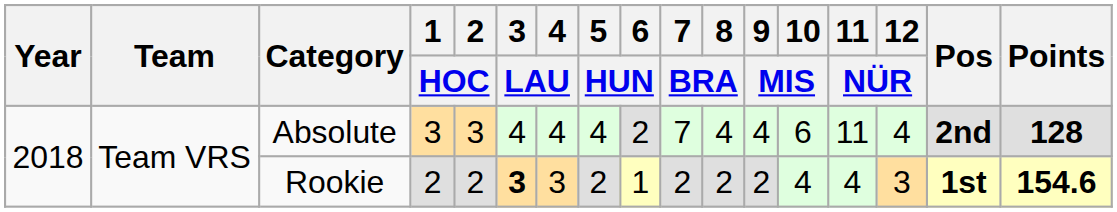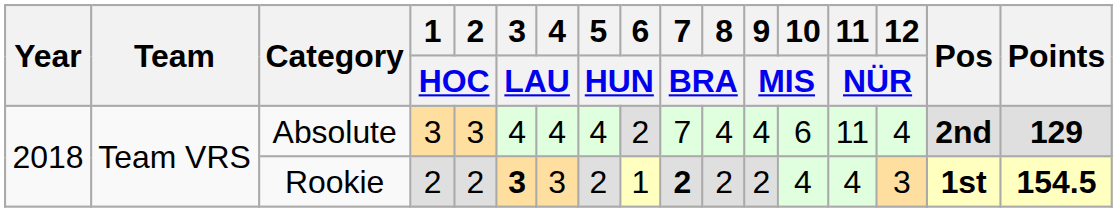(1056, 132) 128 -> (1056, 132) 129
(682, 182) normal -> (682, 182) bold
(1057, 182) 154.6 -> (1057, 182) 154.5
